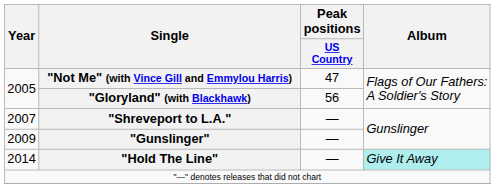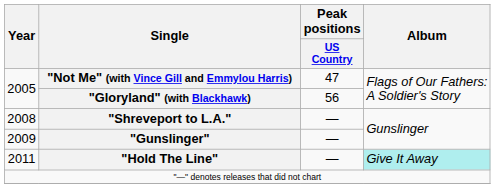(22, 119) 2007 -> (22, 119) 2008
(22, 159) 2014 -> (22, 159) 2011
